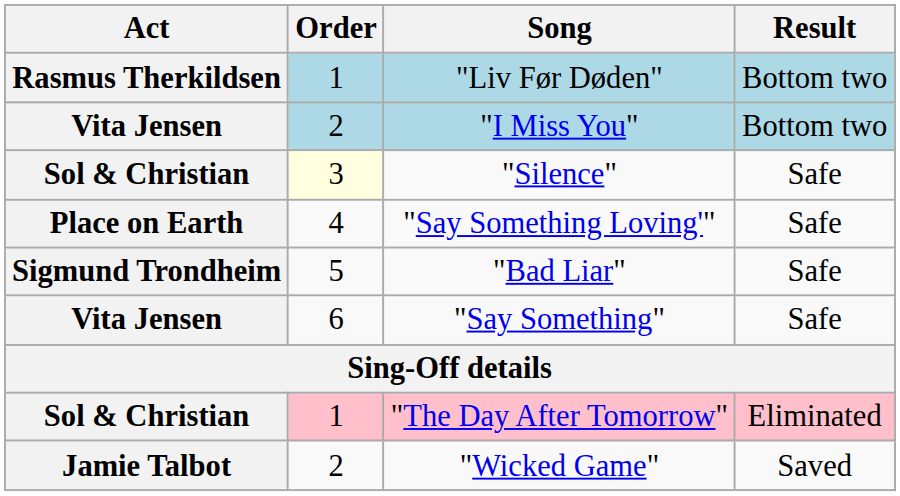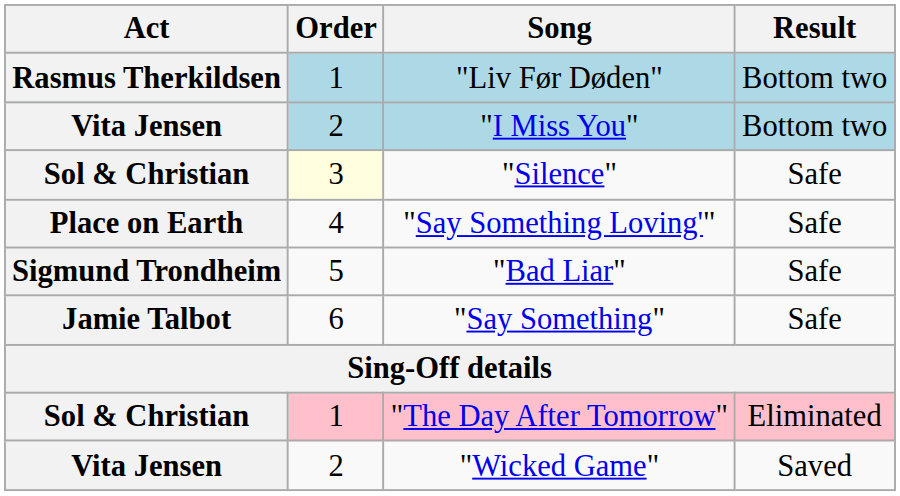(147, 319) Vita Jensen -> (147, 319) Jamie Talbot
(147, 464) Jamie Talbot -> (147, 464) Vita Jensen
